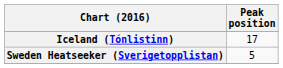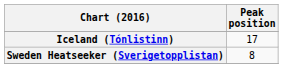(252, 55) 5 -> (252, 55) 8
